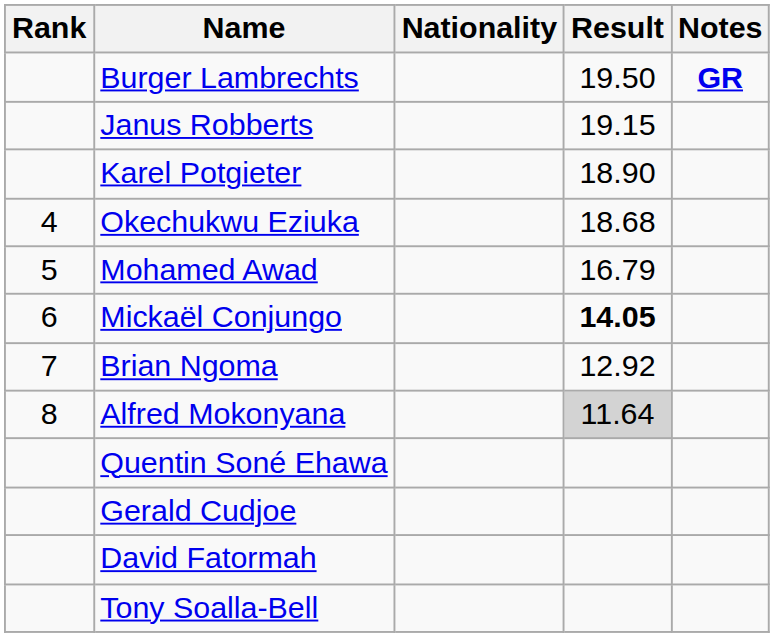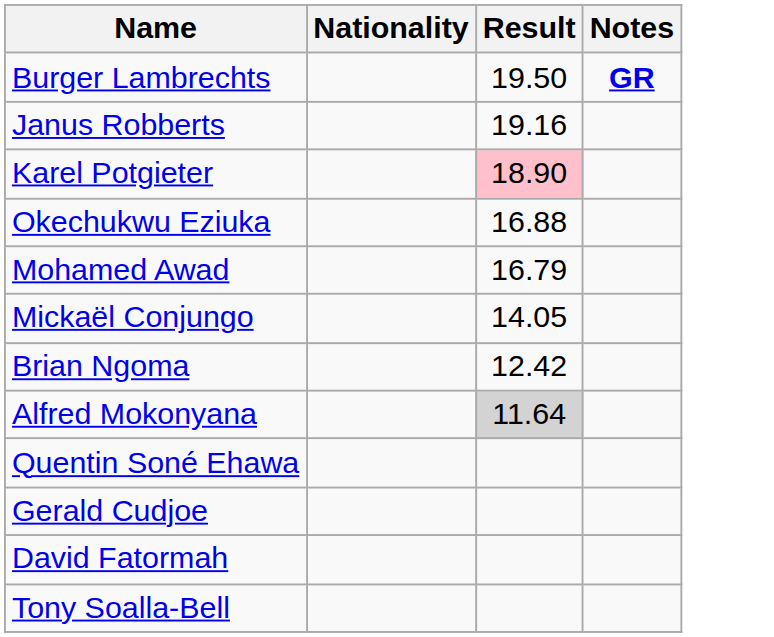- column: (49, 28)
(618, 125) 19.15 -> (529, 125) 19.16
(618, 173) no background -> (529, 173) pink background
(618, 221) 18.68 -> (529, 221) 16.88
(618, 317) bold -> (529, 317) normal
(618, 366) 12.92 -> (529, 366) 12.42
